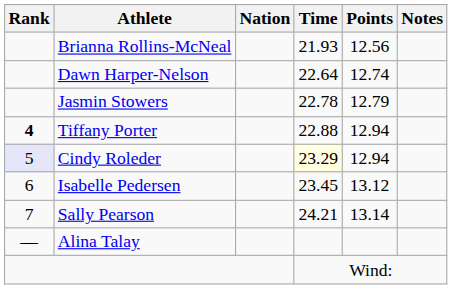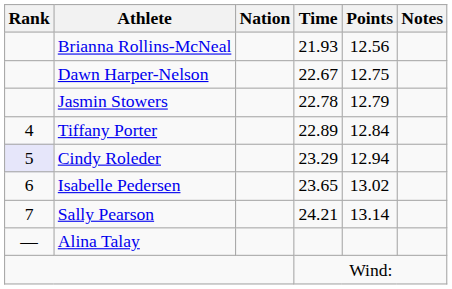(318, 74) 22.64 -> (318, 74) 22.67
(370, 74) 12.74 -> (370, 74) 12.75
(29, 130) bold -> (29, 130) normal
(318, 130) 22.88 -> (318, 130) 22.89
(370, 130) 12.94 -> (370, 130) 12.84
(318, 158) lightyellow background -> (318, 158) no background
(318, 185) 23.45 -> (318, 185) 23.65
(370, 185) 13.12 -> (370, 185) 13.02
